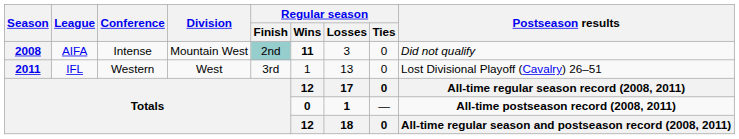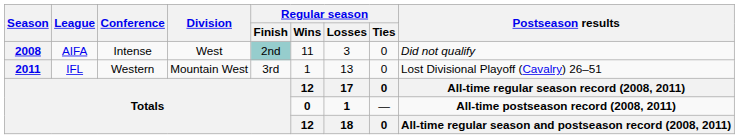(209, 51) Mountain West -> (209, 51) West
(307, 51) bold -> (307, 51) normal
(209, 69) West -> (209, 69) Mountain West
